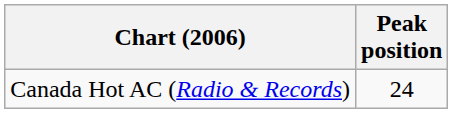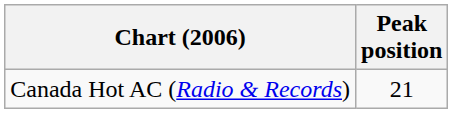(402, 88) 24 -> (402, 88) 21
